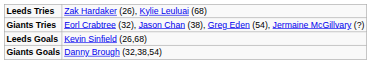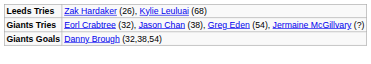- row: (32, 38)
